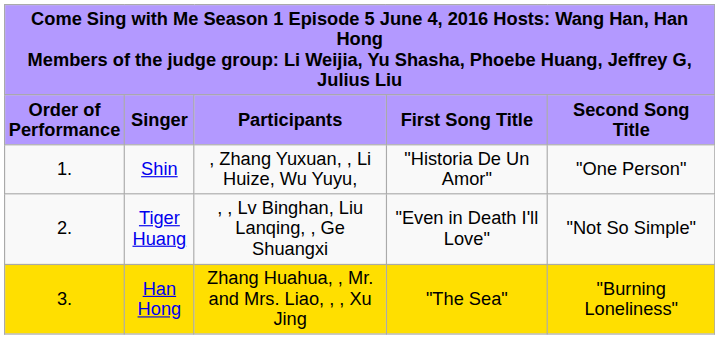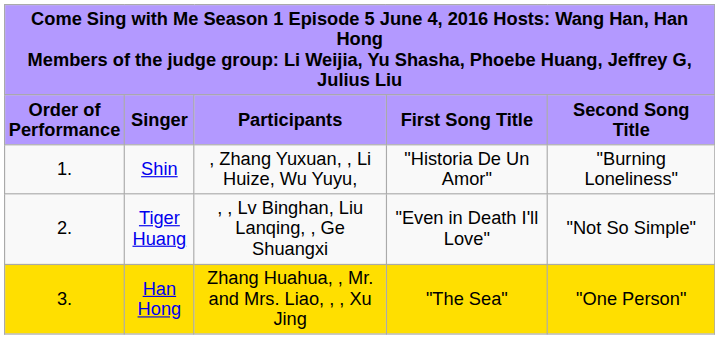(631, 169) "One Person" -> (631, 169) "Burning Loneliness"
(631, 298) "Burning Loneliness" -> (631, 298) "One Person"
